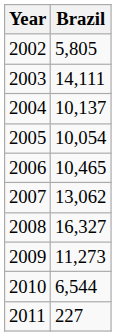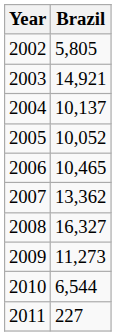(80, 78) 14,111 -> (81, 78) 14,921
(81, 138) 10,054 -> (81, 138) 10,052
(81, 197) 13,062 -> (81, 197) 13,362
